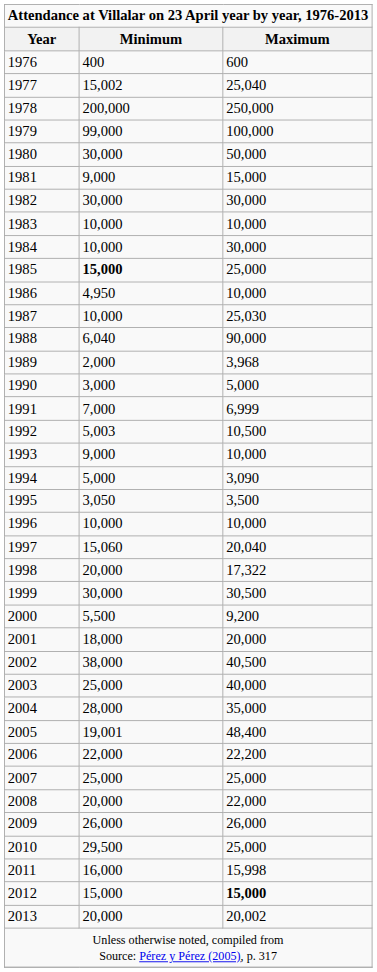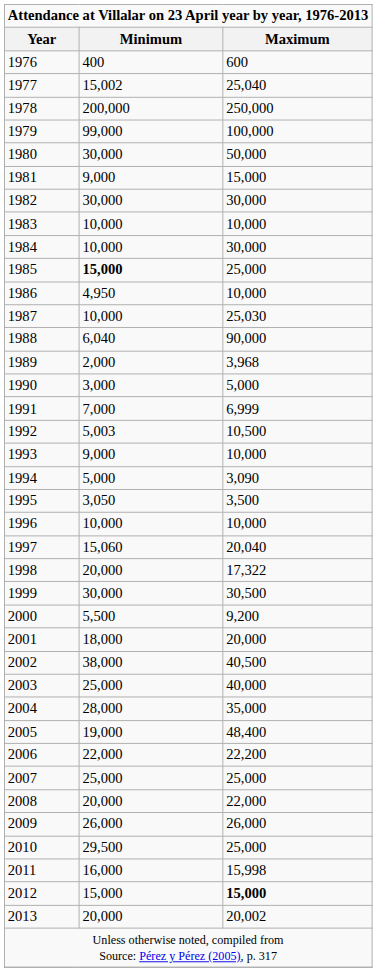(102, 731) 19,001 -> (102, 731) 19,000
